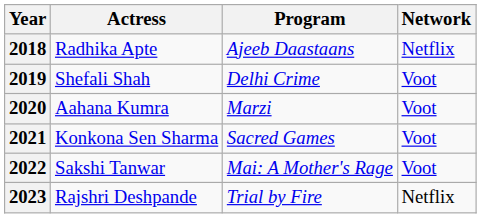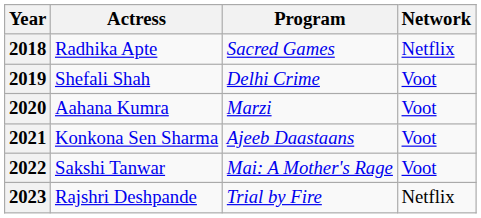(291, 49) Ajeeb Daastaans -> (281, 49) Sacred Games
(281, 138) Sacred Games -> (291, 138) Ajeeb Daastaans
